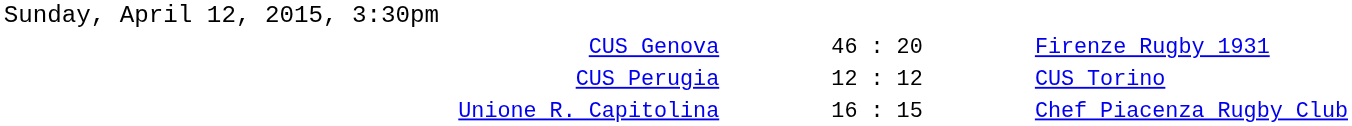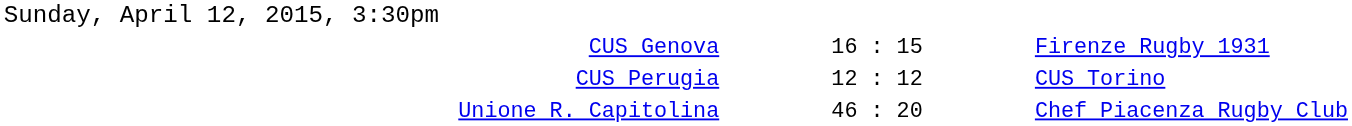(877, 48) 46 : 20 -> (877, 48) 16 : 15
(877, 111) 16 : 15 -> (877, 111) 46 : 20
